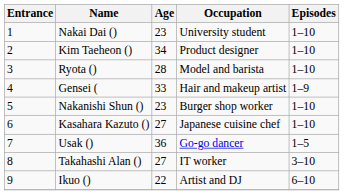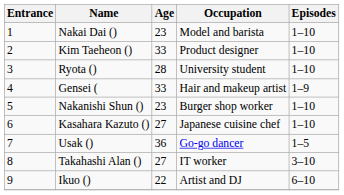(223, 32) University student -> (222, 32) Model and barista
(161, 50) 34 -> (161, 50) 33
(222, 69) Model and barista -> (223, 69) University student
